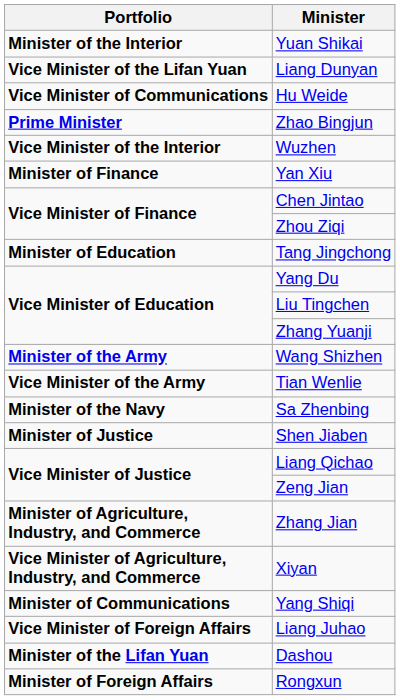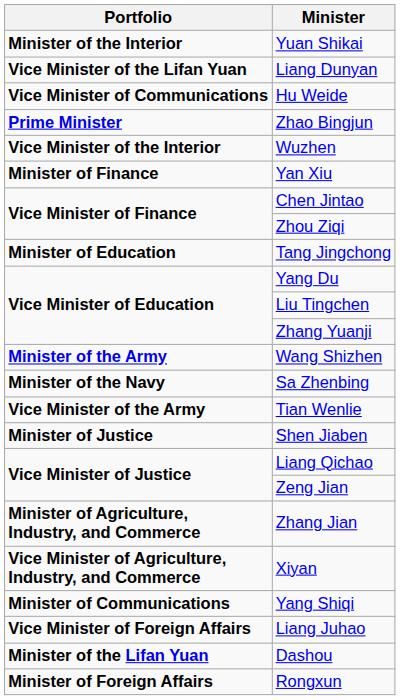rows swapped: (319, 383) <-> (322, 409)
